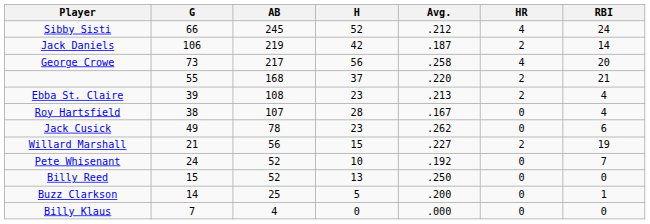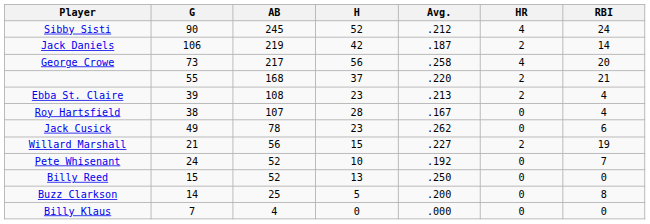(192, 29) 66 -> (192, 29) 90
(604, 194) 1 -> (604, 194) 8
